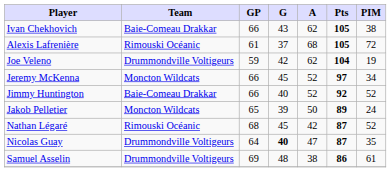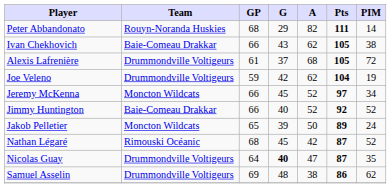+ row: (46, 28)
(162, 45) Rimouski Océanic -> (179, 61) Drummondville Voltigeurs
(371, 158) 61 -> (371, 175) 62
